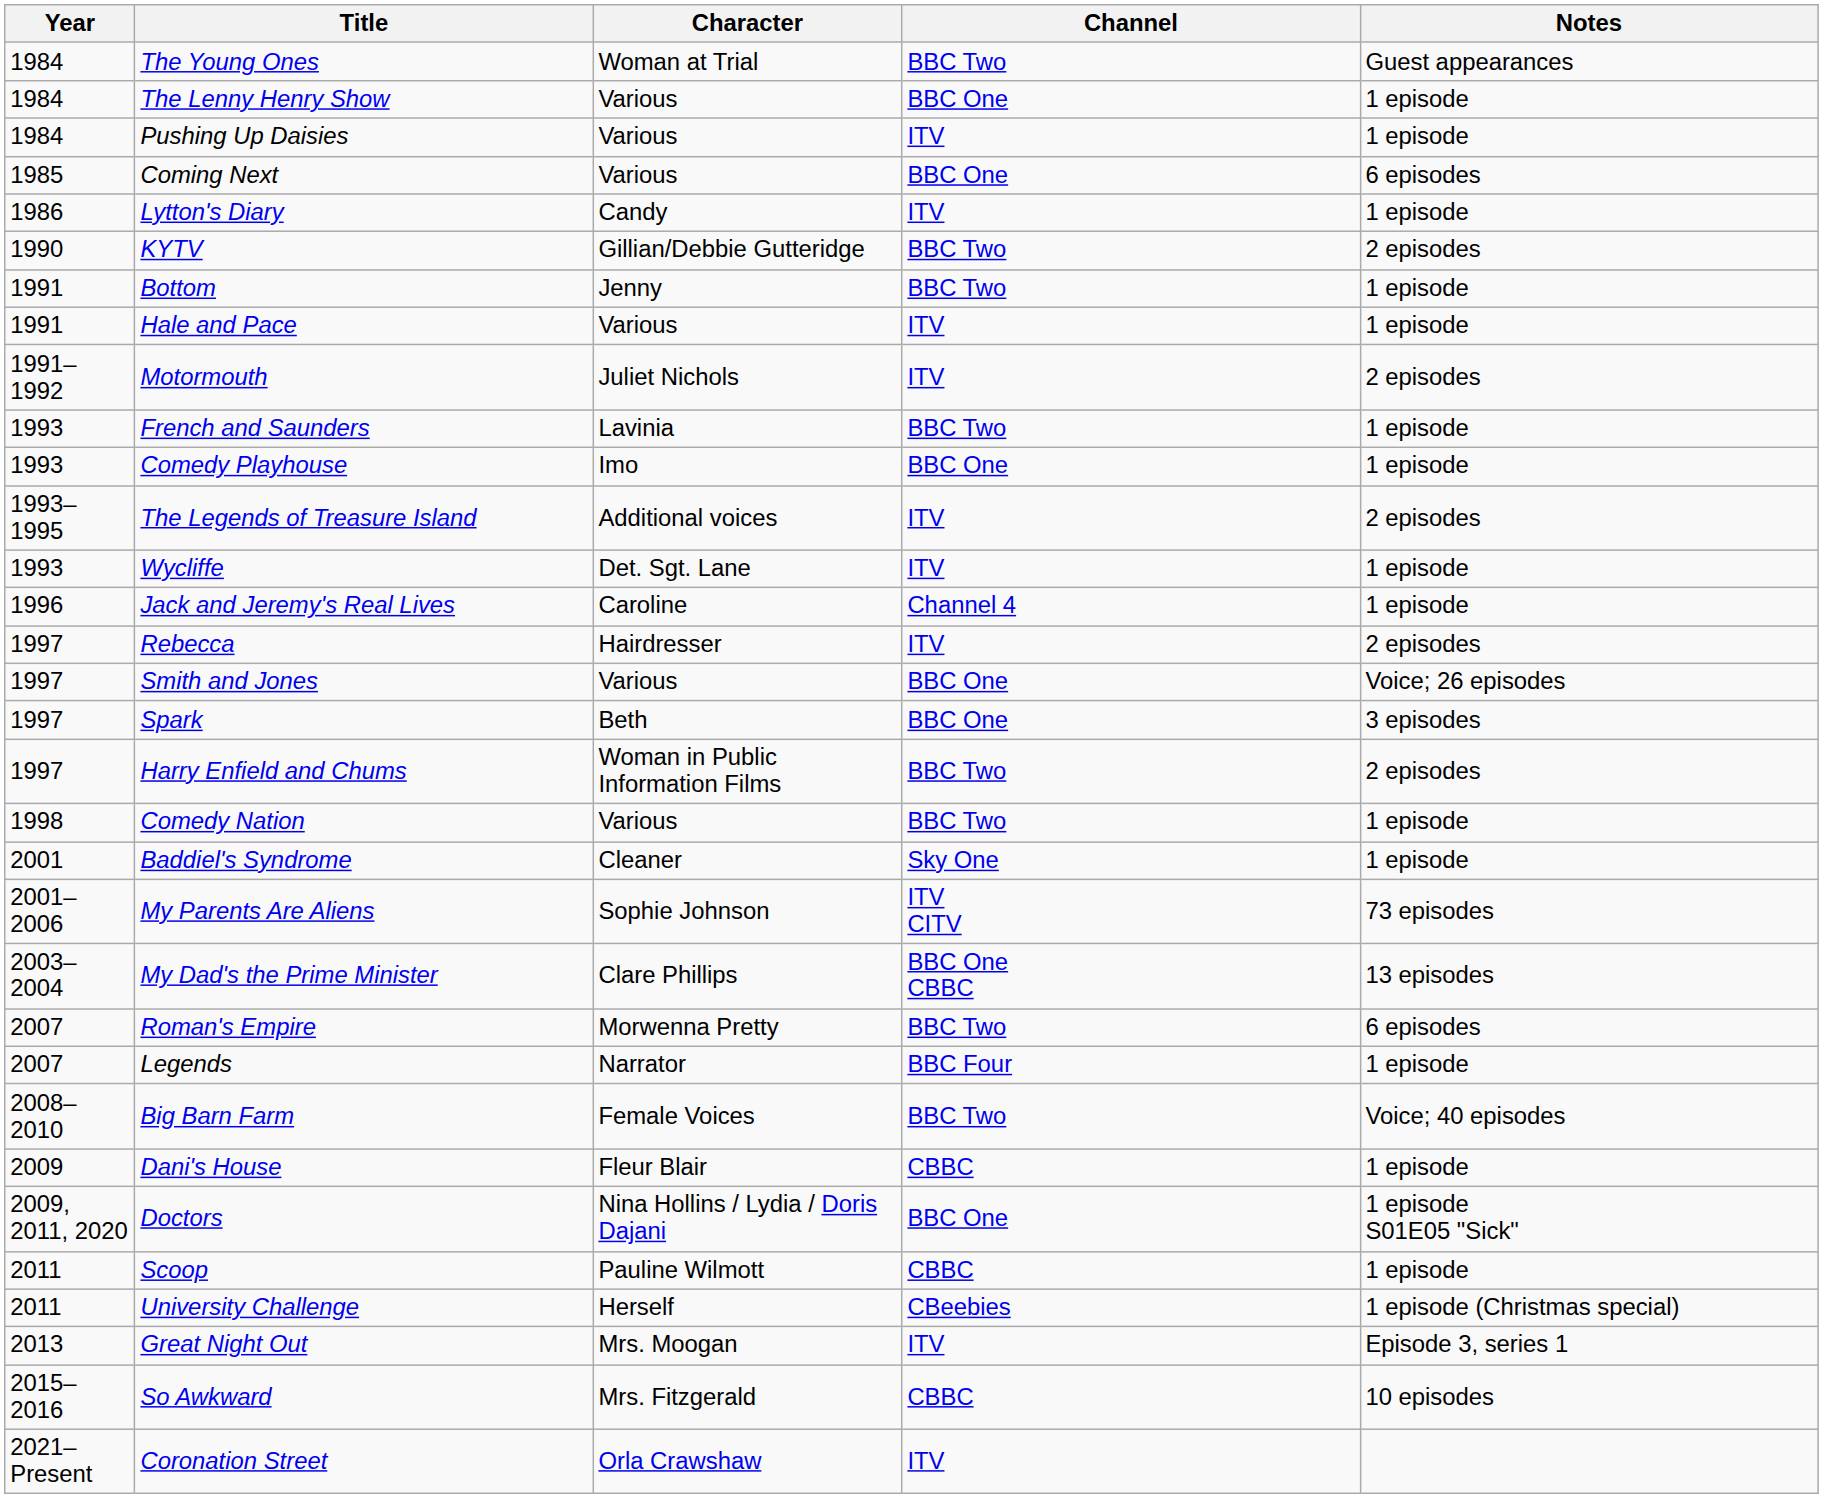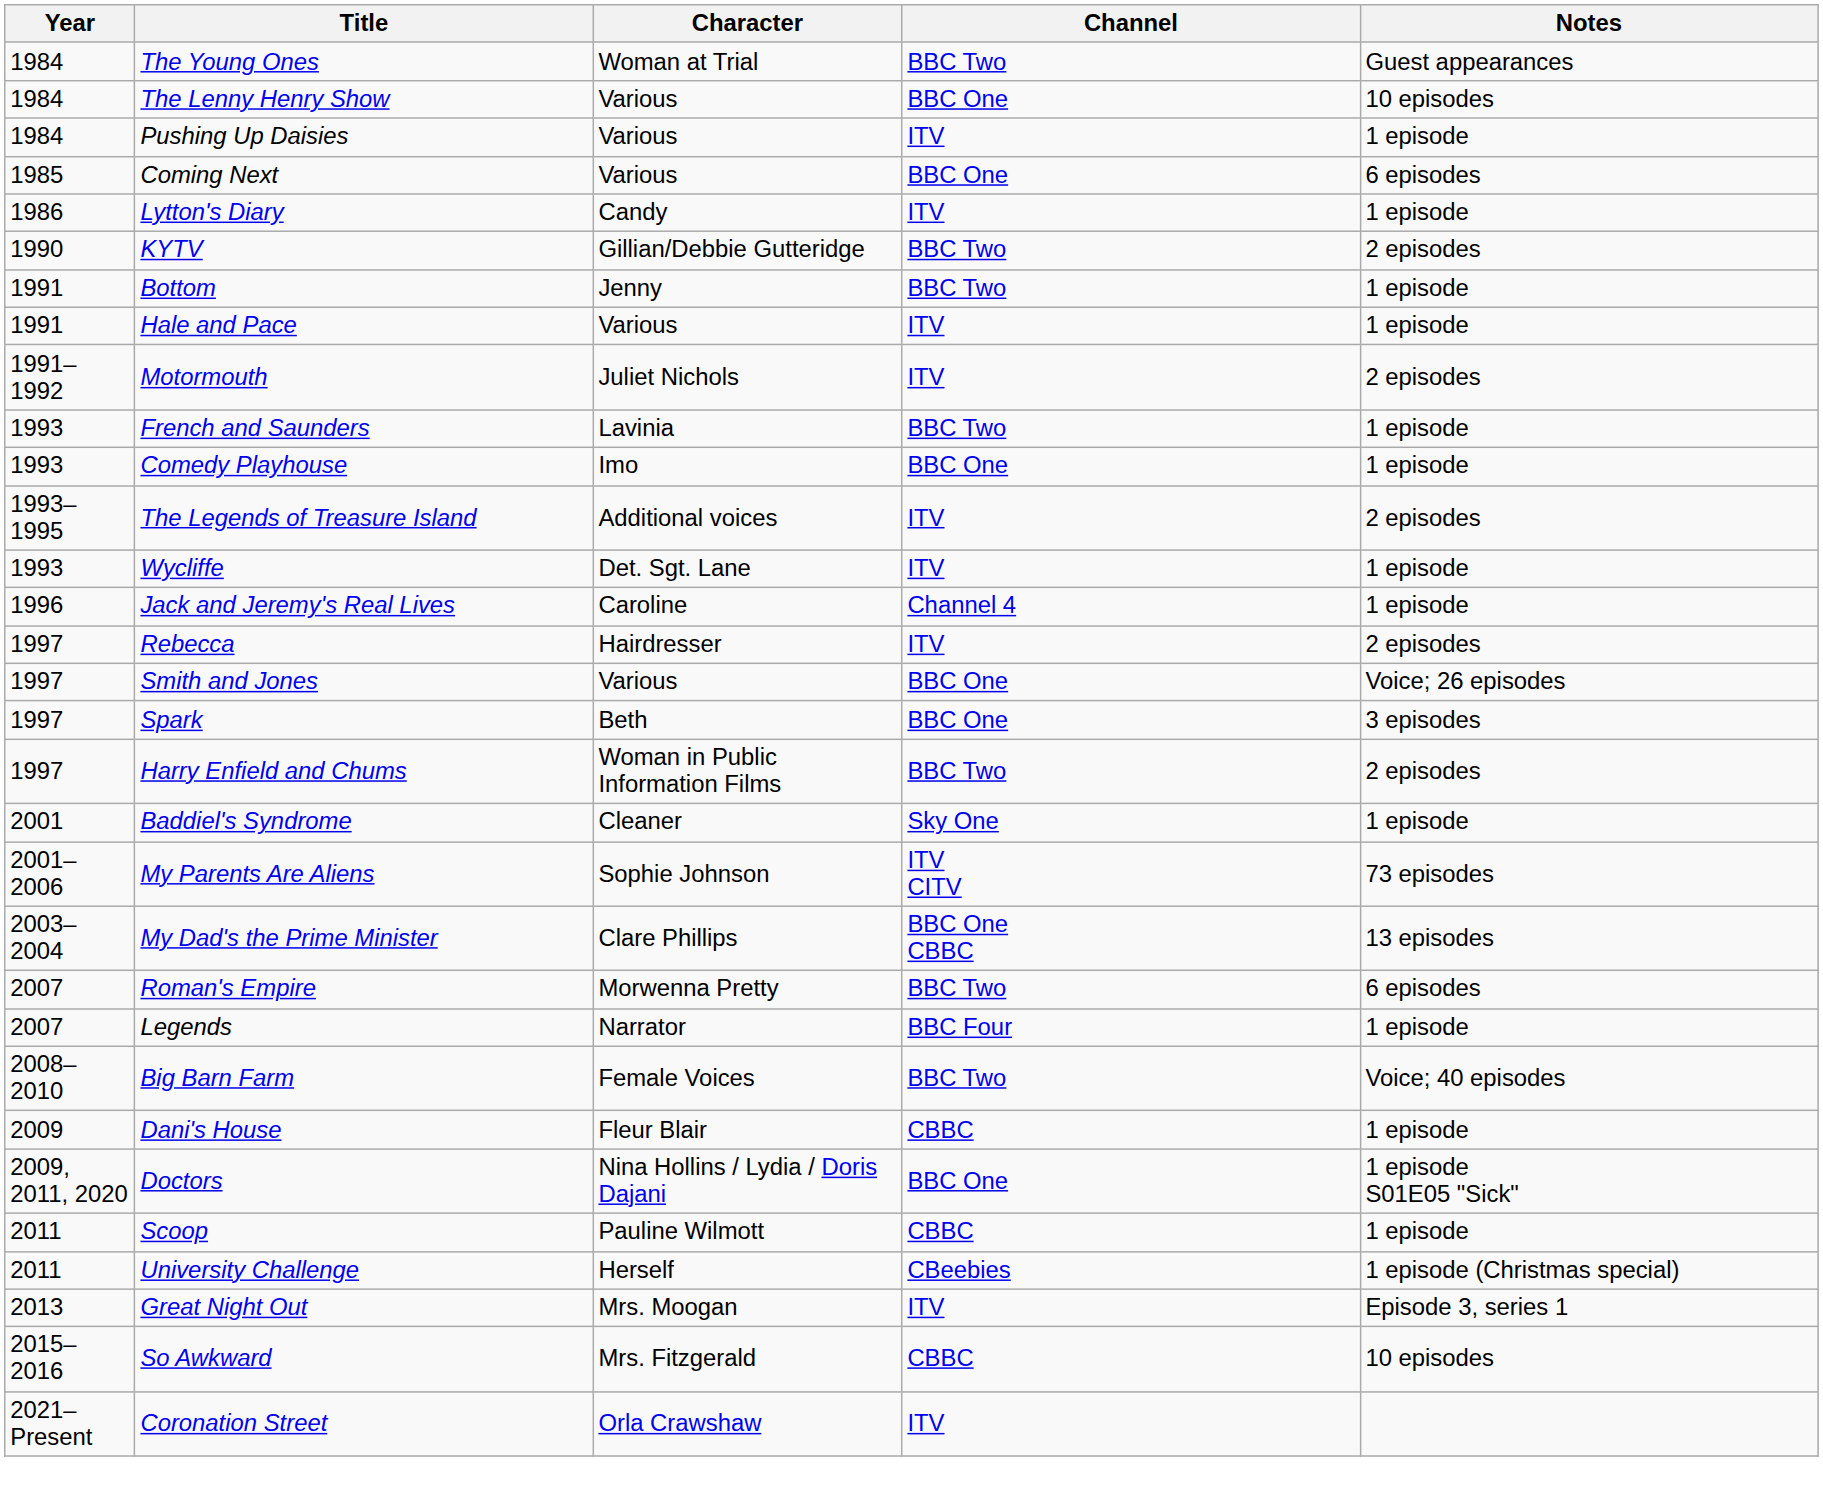(1417, 99) 1 episode -> (1430, 99) 10 episodes
- row: (223, 822)
